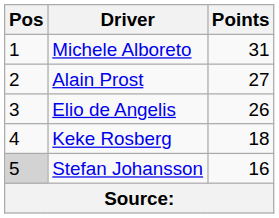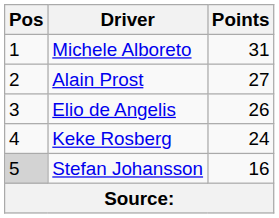(259, 139) 18 -> (259, 139) 24
